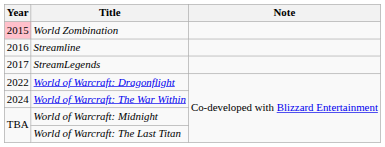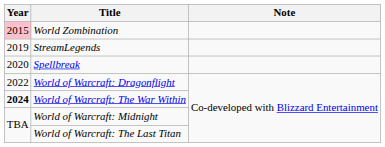- row: (57, 47)
(18, 64) 2017 -> (18, 47) 2019
+ row: (57, 64)
(18, 99) normal -> (18, 99) bold
